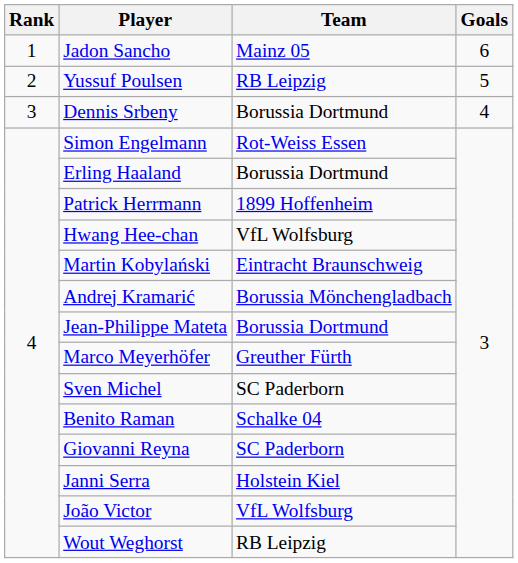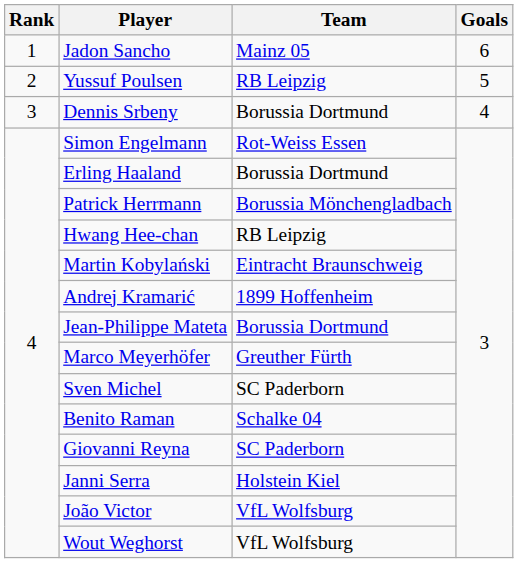(304, 204) 1899 Hoffenheim -> (344, 204) Borussia Mönchengladbach
(295, 234) VfL Wolfsburg -> (281, 234) RB Leipzig
(344, 296) Borussia Mönchengladbach -> (304, 296) 1899 Hoffenheim
(281, 541) RB Leipzig -> (295, 541) VfL Wolfsburg
